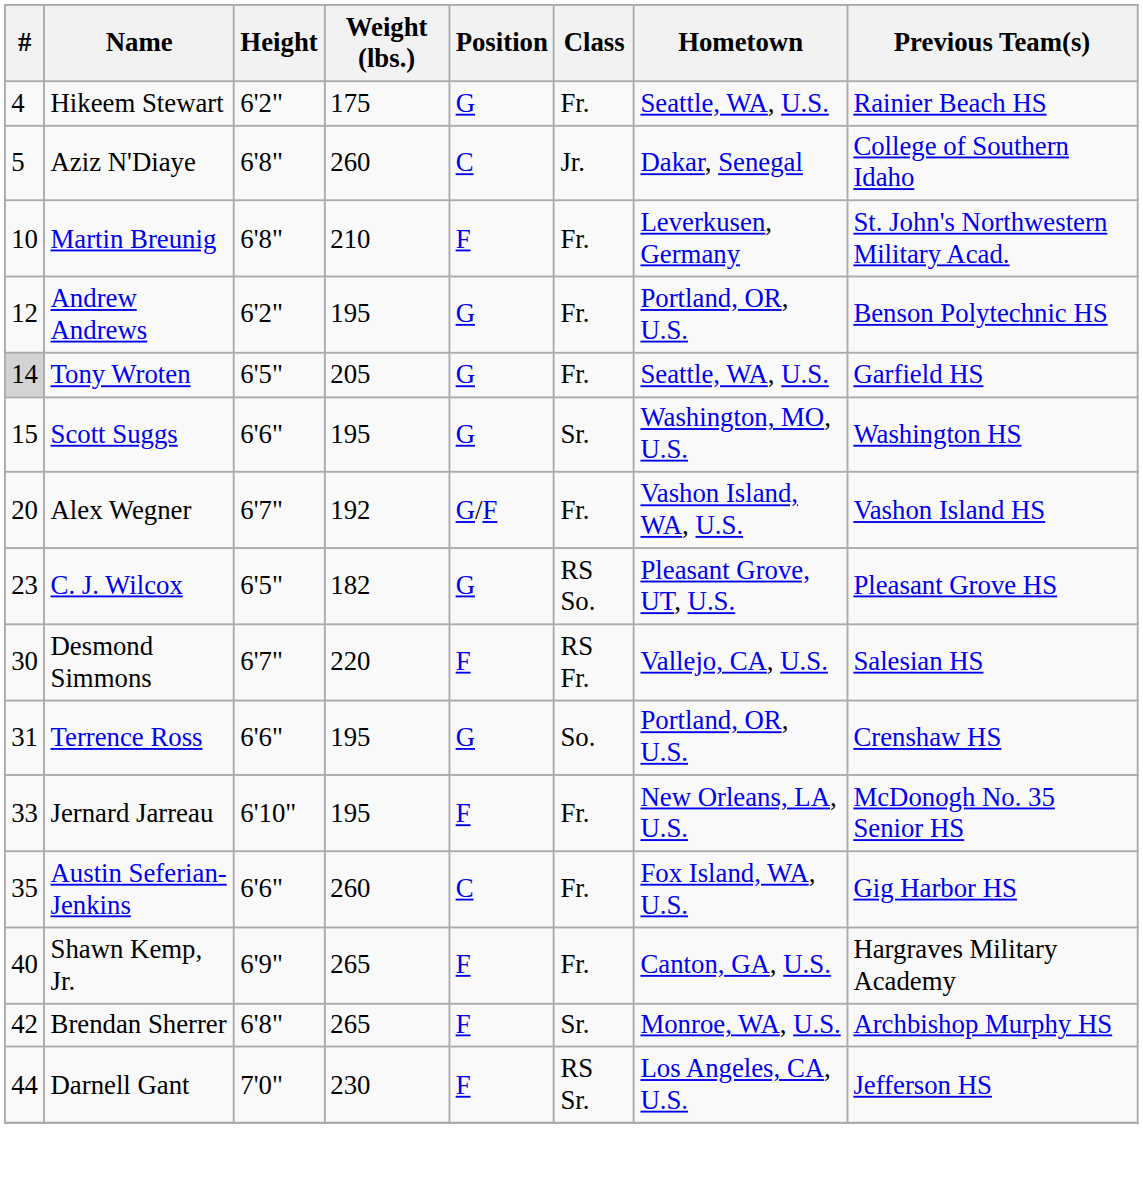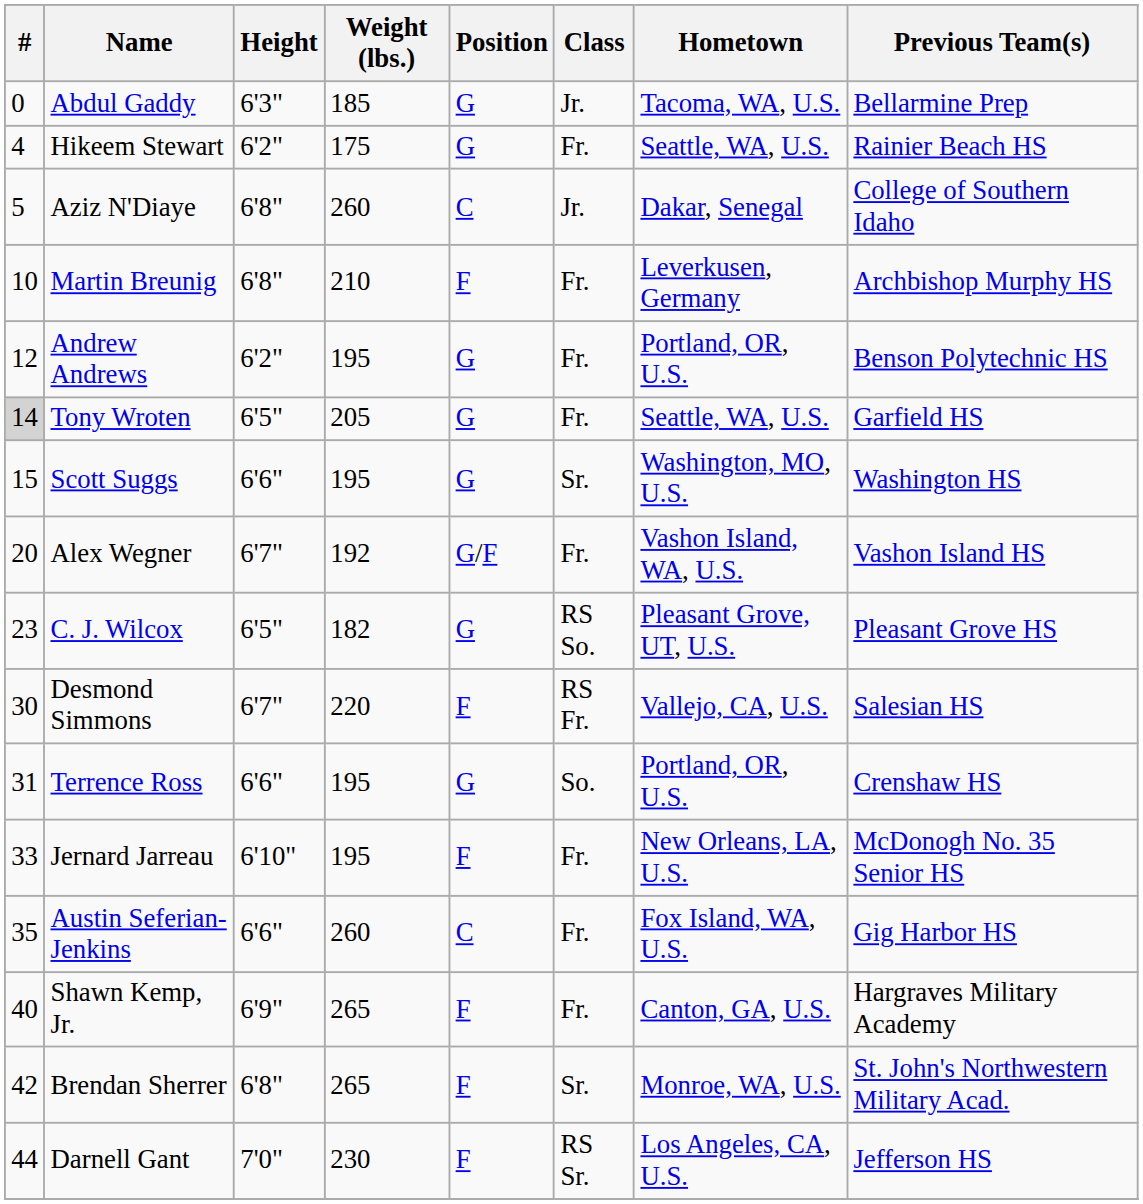+ row: (123, 102)
(980, 238) St. John's Northwestern Military Acad. -> (983, 282) Archbishop Murphy HS
(983, 1024) Archbishop Murphy HS -> (980, 1084) St. John's Northwestern Military Acad.
